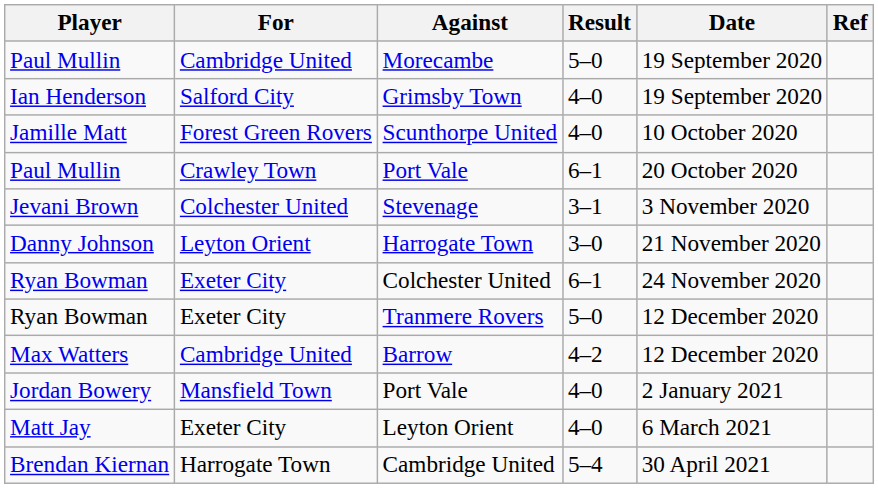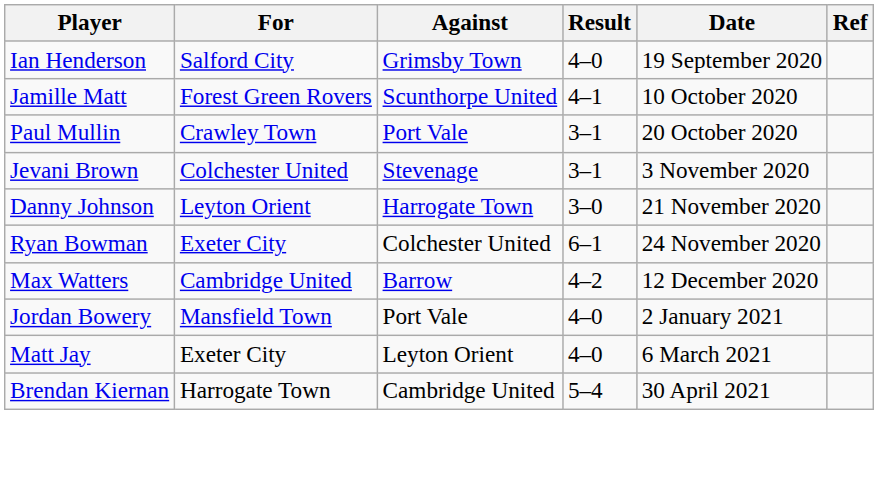- row: (65, 59)
(585, 133) 4–0 -> (585, 96) 4–1
(585, 170) 6–1 -> (585, 133) 3–1
- row: (79, 317)
